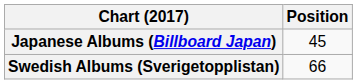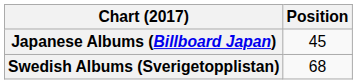(318, 66) 66 -> (318, 66) 68
